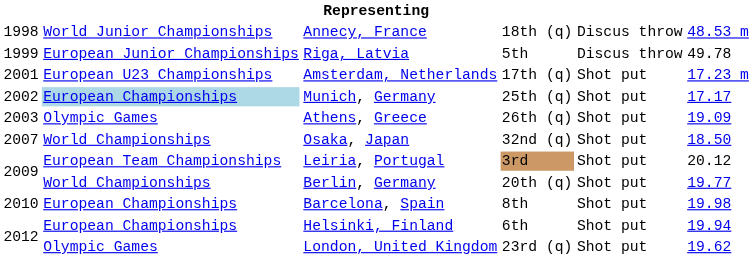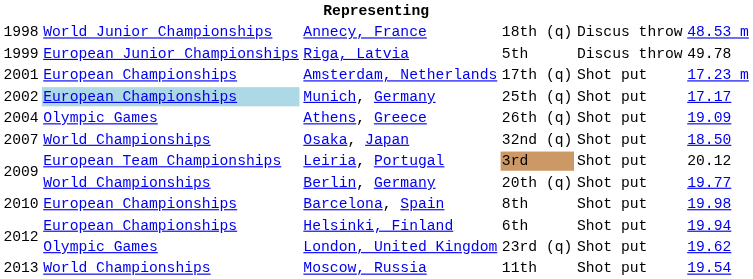(158, 75) European U23 Championships -> (140, 75) European Championships
(21, 118) 2003 -> (21, 118) 2004
+ row: (365, 269)
